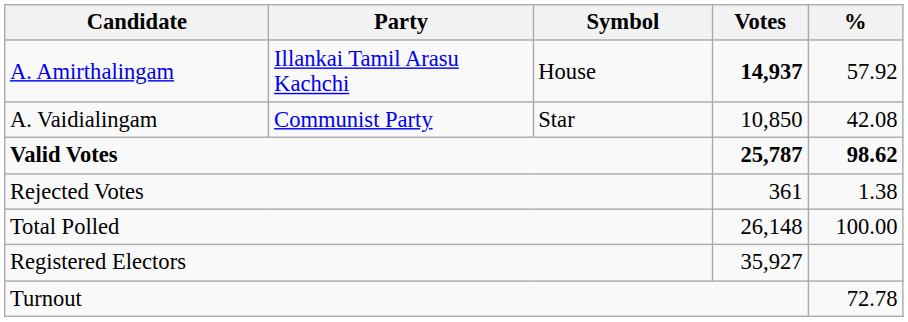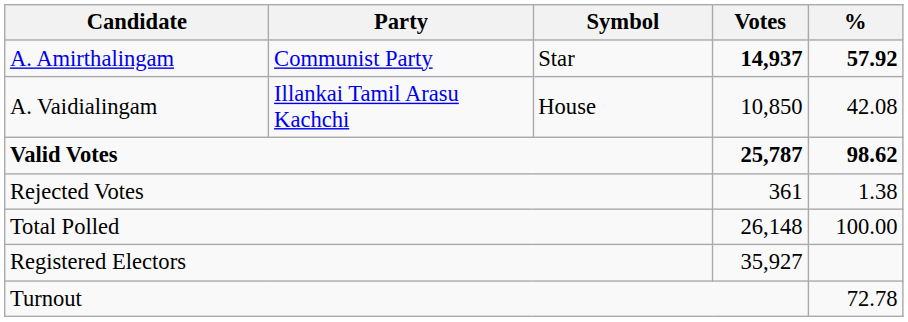(366, 70) Illankai Tamil Arasu Kachchi -> (353, 58) Communist Party
(567, 70) House -> (556, 58) Star
(872, 70) normal -> (872, 58) bold
(353, 119) Communist Party -> (366, 106) Illankai Tamil Arasu Kachchi
(556, 119) Star -> (567, 106) House
